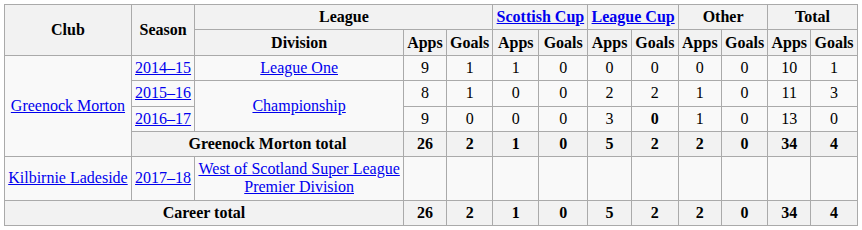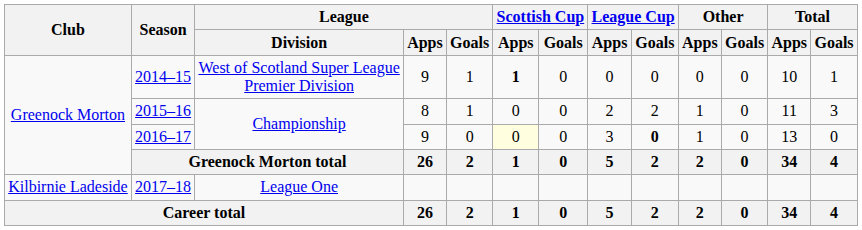(299, 67) League One -> (299, 76) West of Scotland Super League Premier Division
(516, 67) normal -> (516, 76) bold
(516, 118) no background -> (516, 136) lightyellow background
(299, 178) West of Scotland Super League Premier Division -> (299, 187) League One
